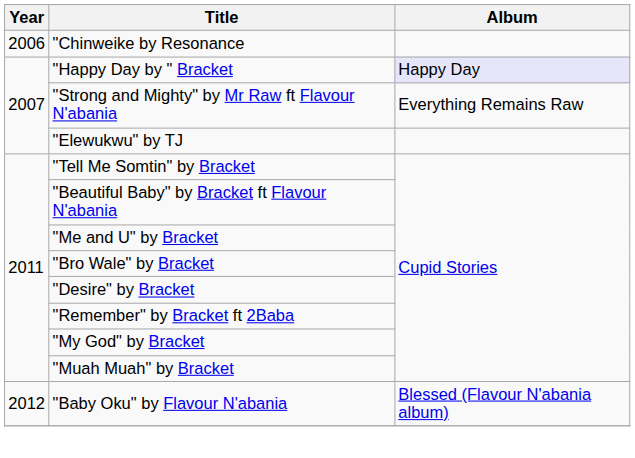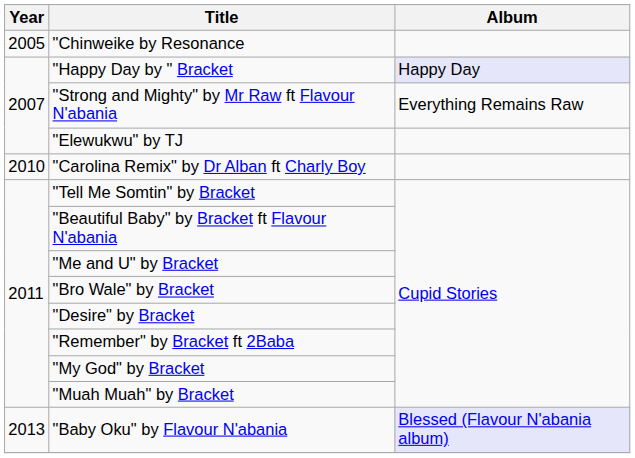(27, 43) 2006 -> (27, 43) 2005
+ row: (209, 166)
(27, 403) 2012 -> (27, 429) 2013
(495, 403) no background -> (495, 429) lavender background
